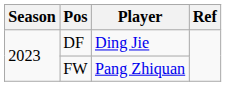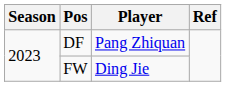(122, 42) Ding Jie -> (140, 42) Pang Zhiquan
(140, 68) Pang Zhiquan -> (122, 68) Ding Jie
